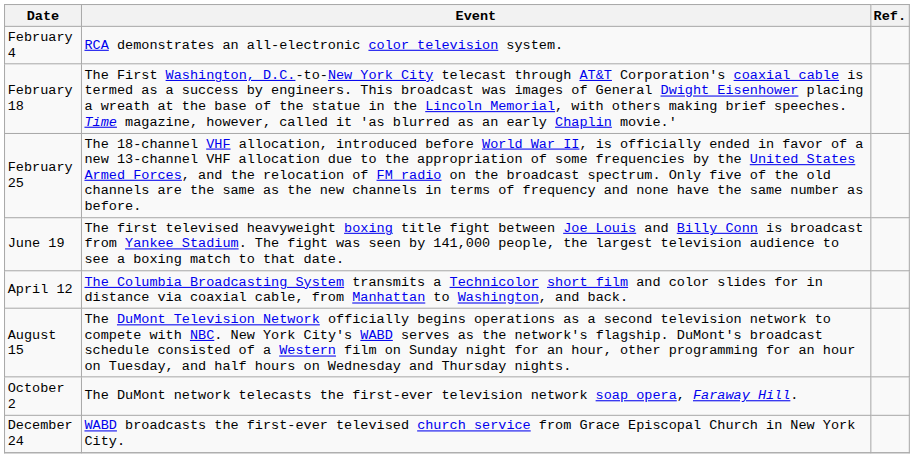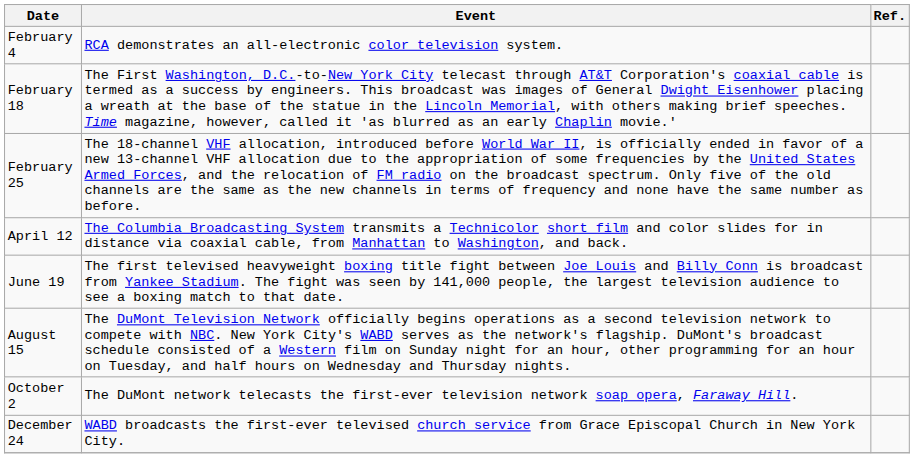rows swapped: (40, 290) <-> (36, 244)
